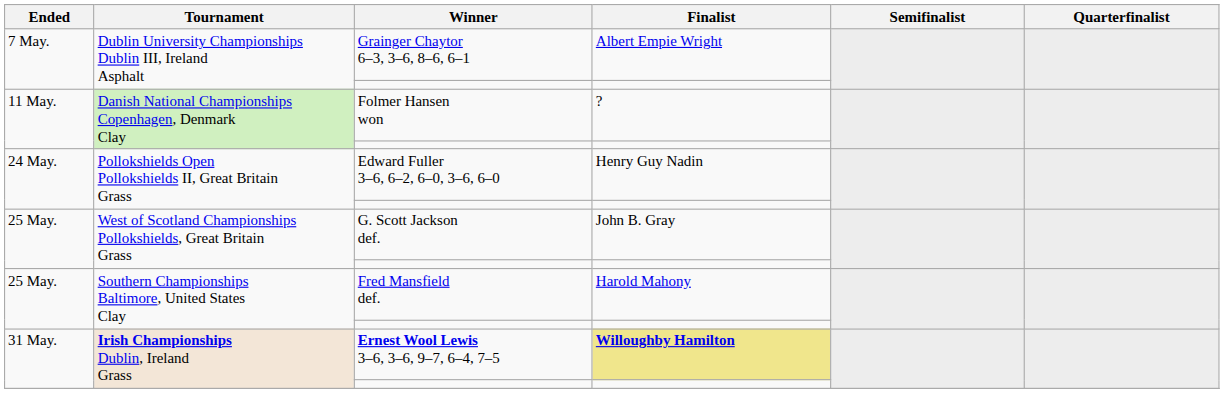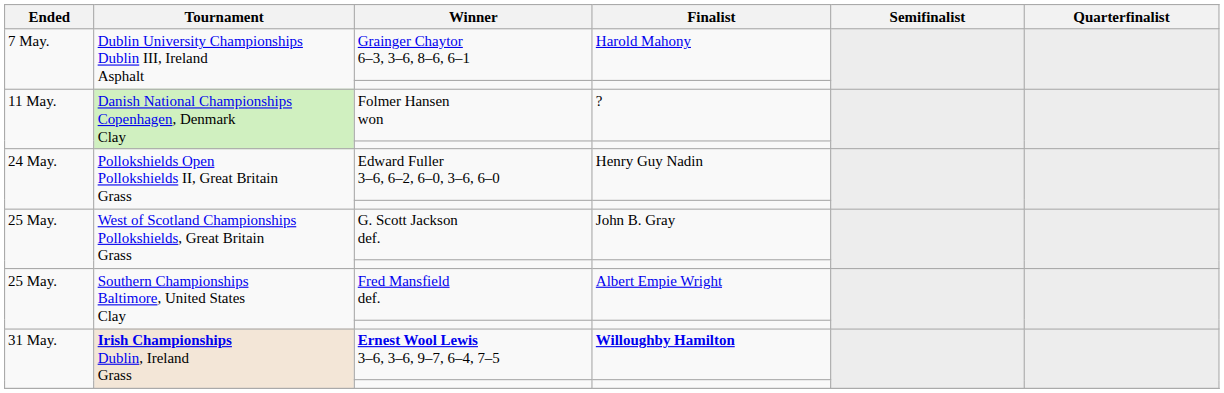(659, 41) Albert Empie Wright -> (643, 41) Harold Mahony
(643, 280) Harold Mahony -> (659, 280) Albert Empie Wright
(665, 340) khaki background -> (665, 340) no background
